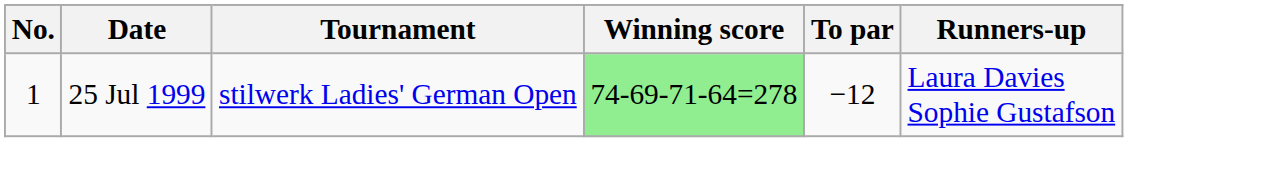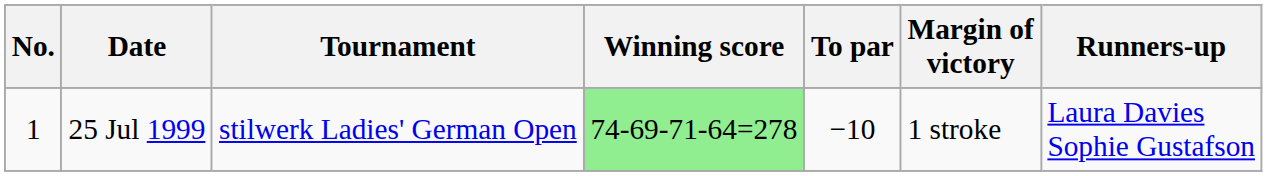+ column: (971, 46)
(852, 94) −12 -> (852, 129) −10
